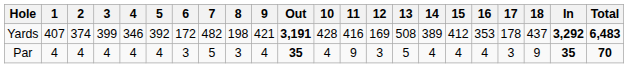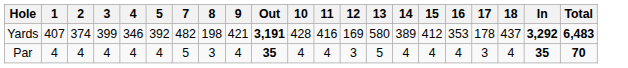- column: (186, 14)
(406, 33) 508 -> (380, 33) 580
(353, 53) 9 -> (327, 53) 4
(537, 53) 9 -> (511, 53) 4
